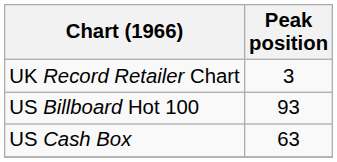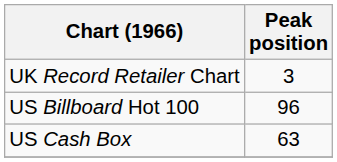(289, 107) 93 -> (289, 107) 96
